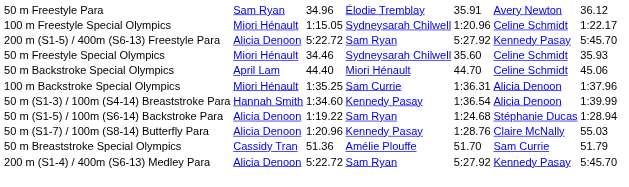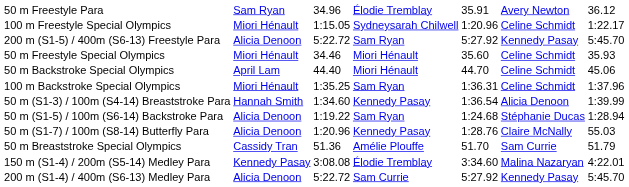(398, 55) Sydneysarah Chilwell -> (385, 55) Miori Hénault
(373, 86) Sam Currie -> (379, 86) Sam Ryan
(528, 86) Alicia Denoon -> (538, 86) Celine Schmidt
+ row: (107, 162)
(371, 162) Sam Ryan -> (381, 177) Sam Currie
